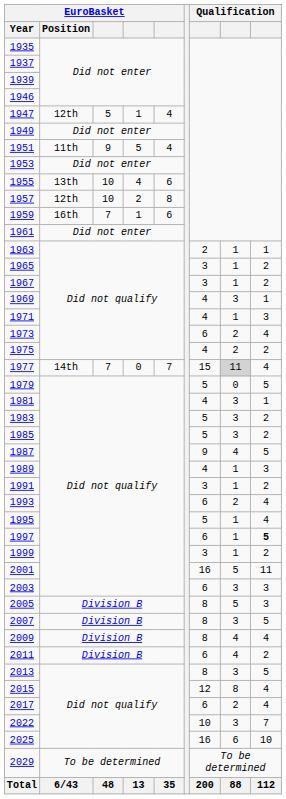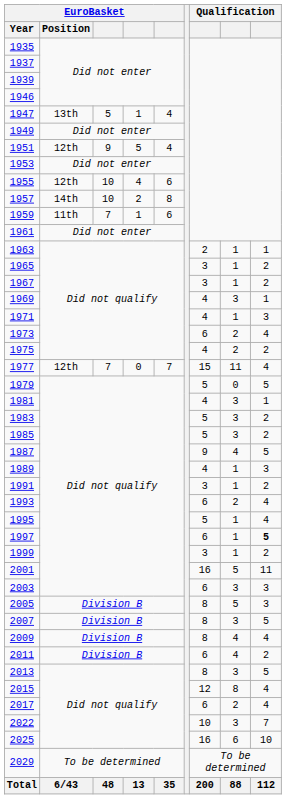(66, 114) 12th -> (66, 114) 13th
(66, 148) 11th -> (66, 148) 12th
(66, 182) 13th -> (66, 182) 12th
(66, 199) 12th -> (66, 199) 14th
(66, 215) 16th -> (66, 215) 11th
(66, 368) 14th -> (66, 368) 12th
(235, 368) lightgrey background -> (235, 368) no background
